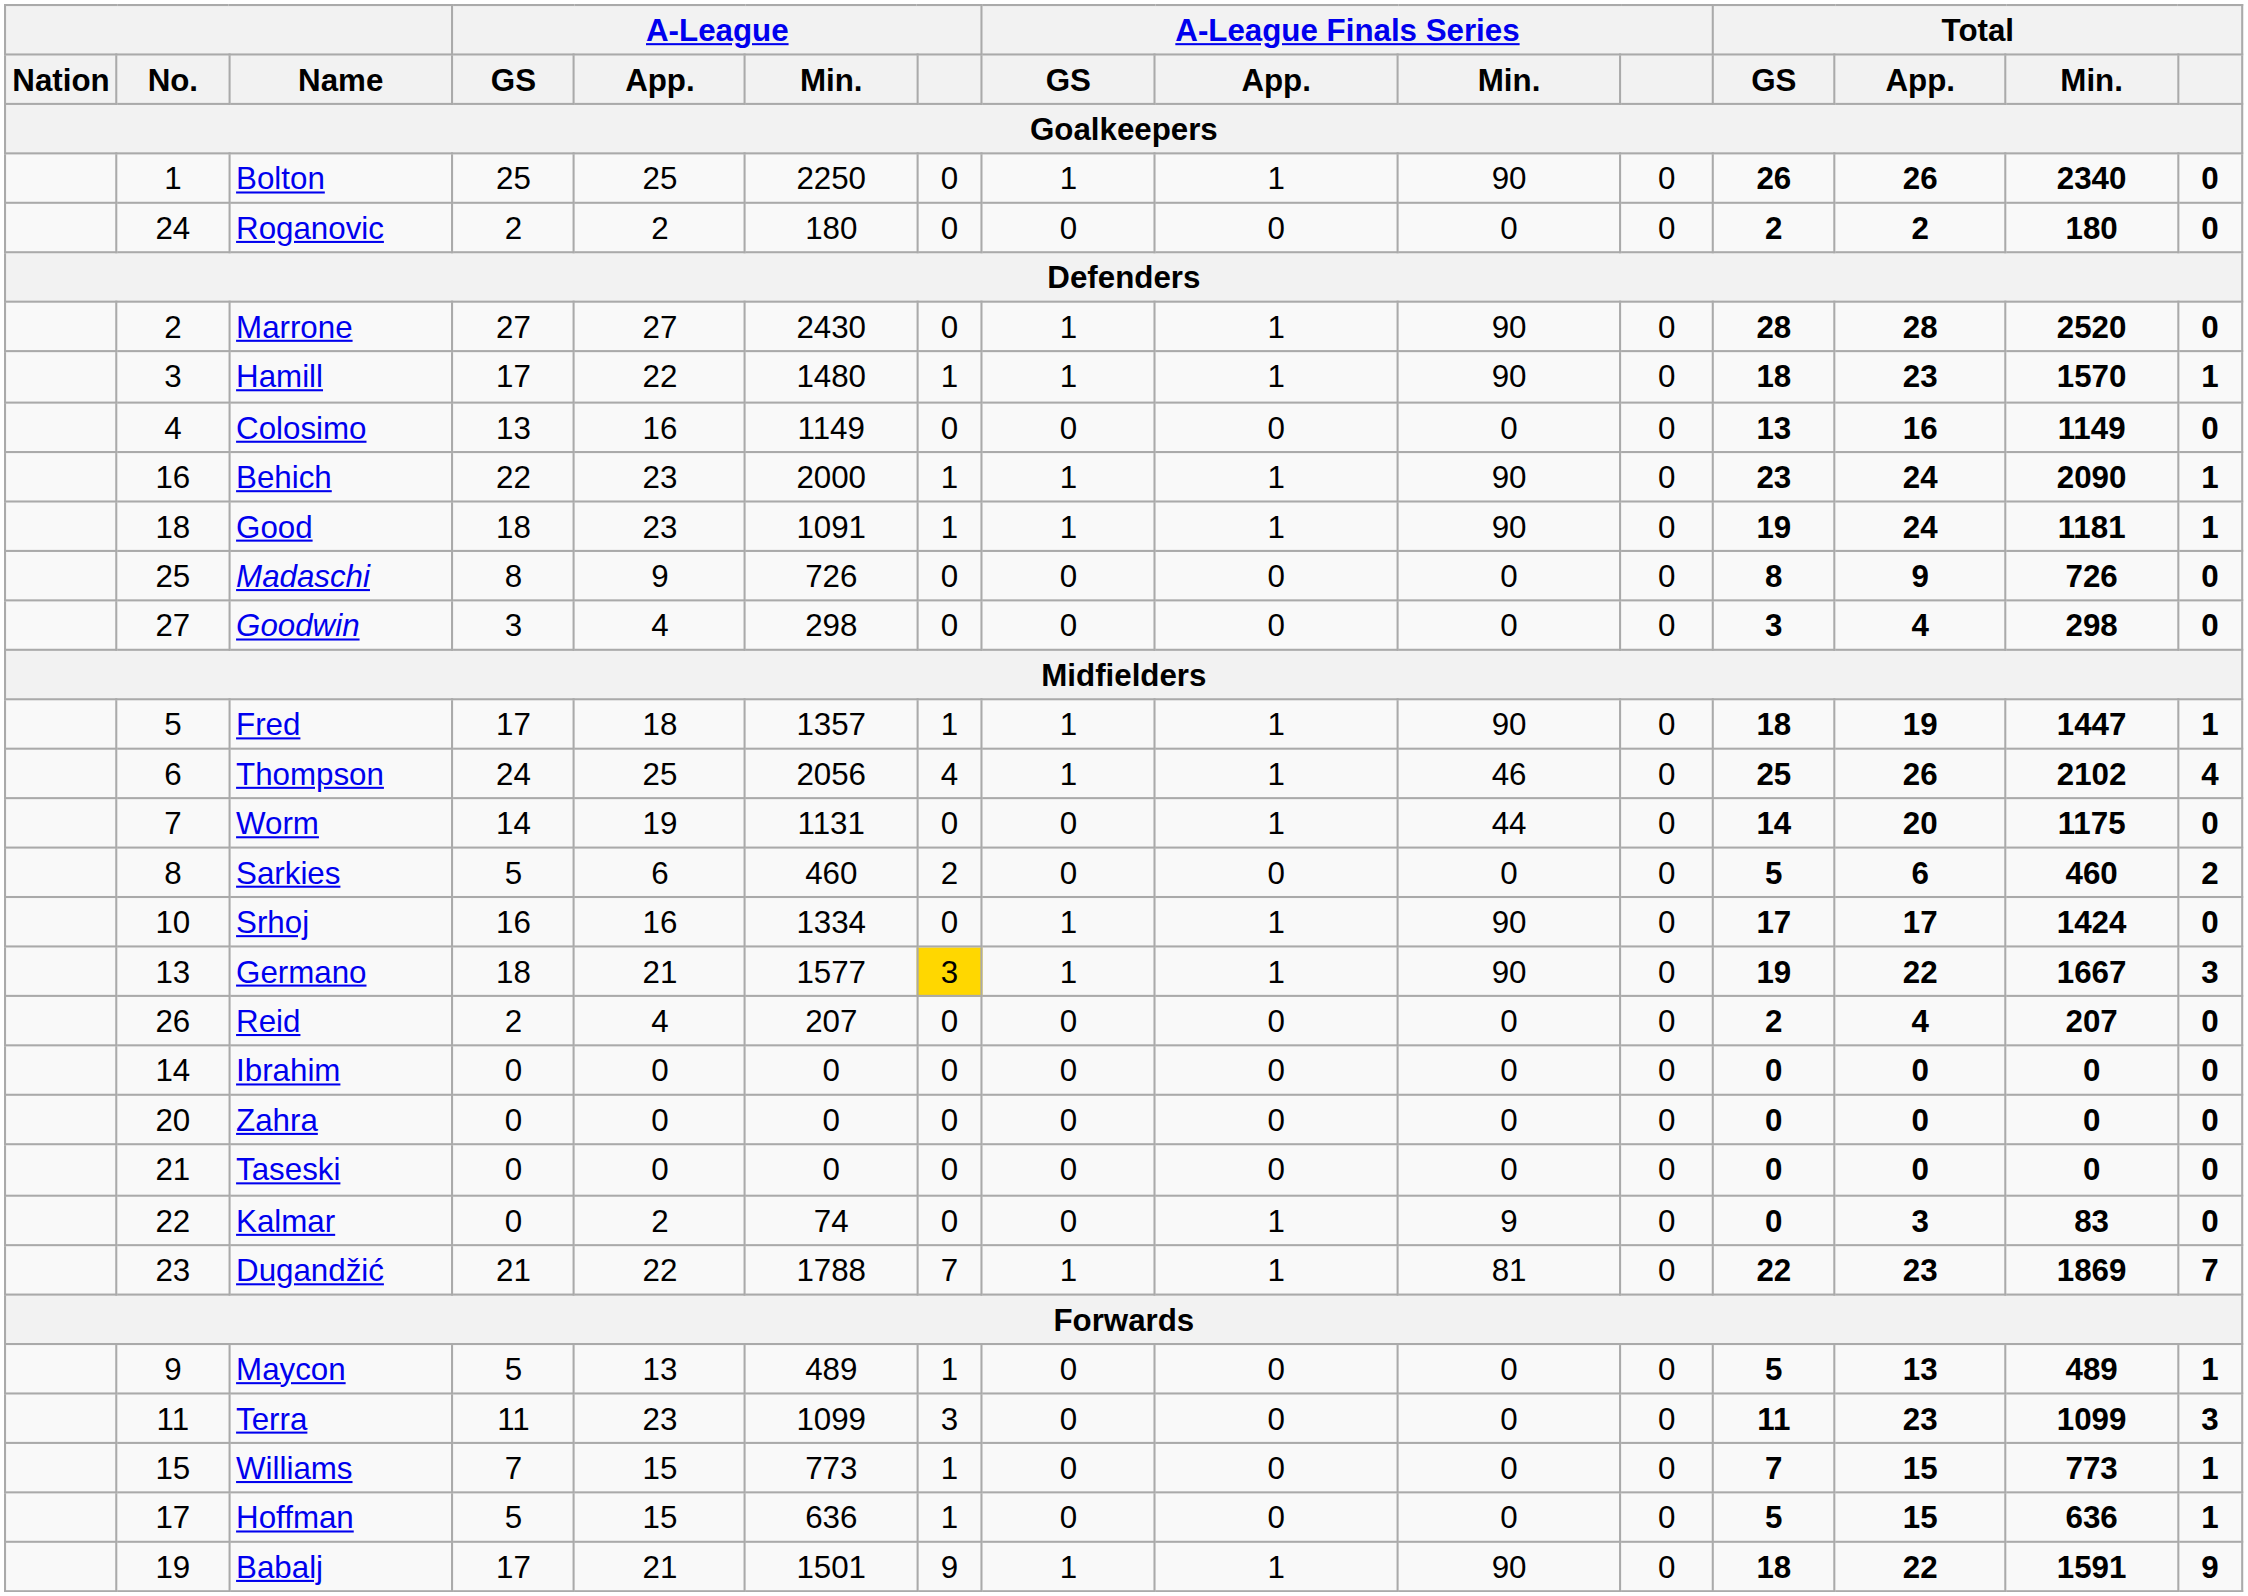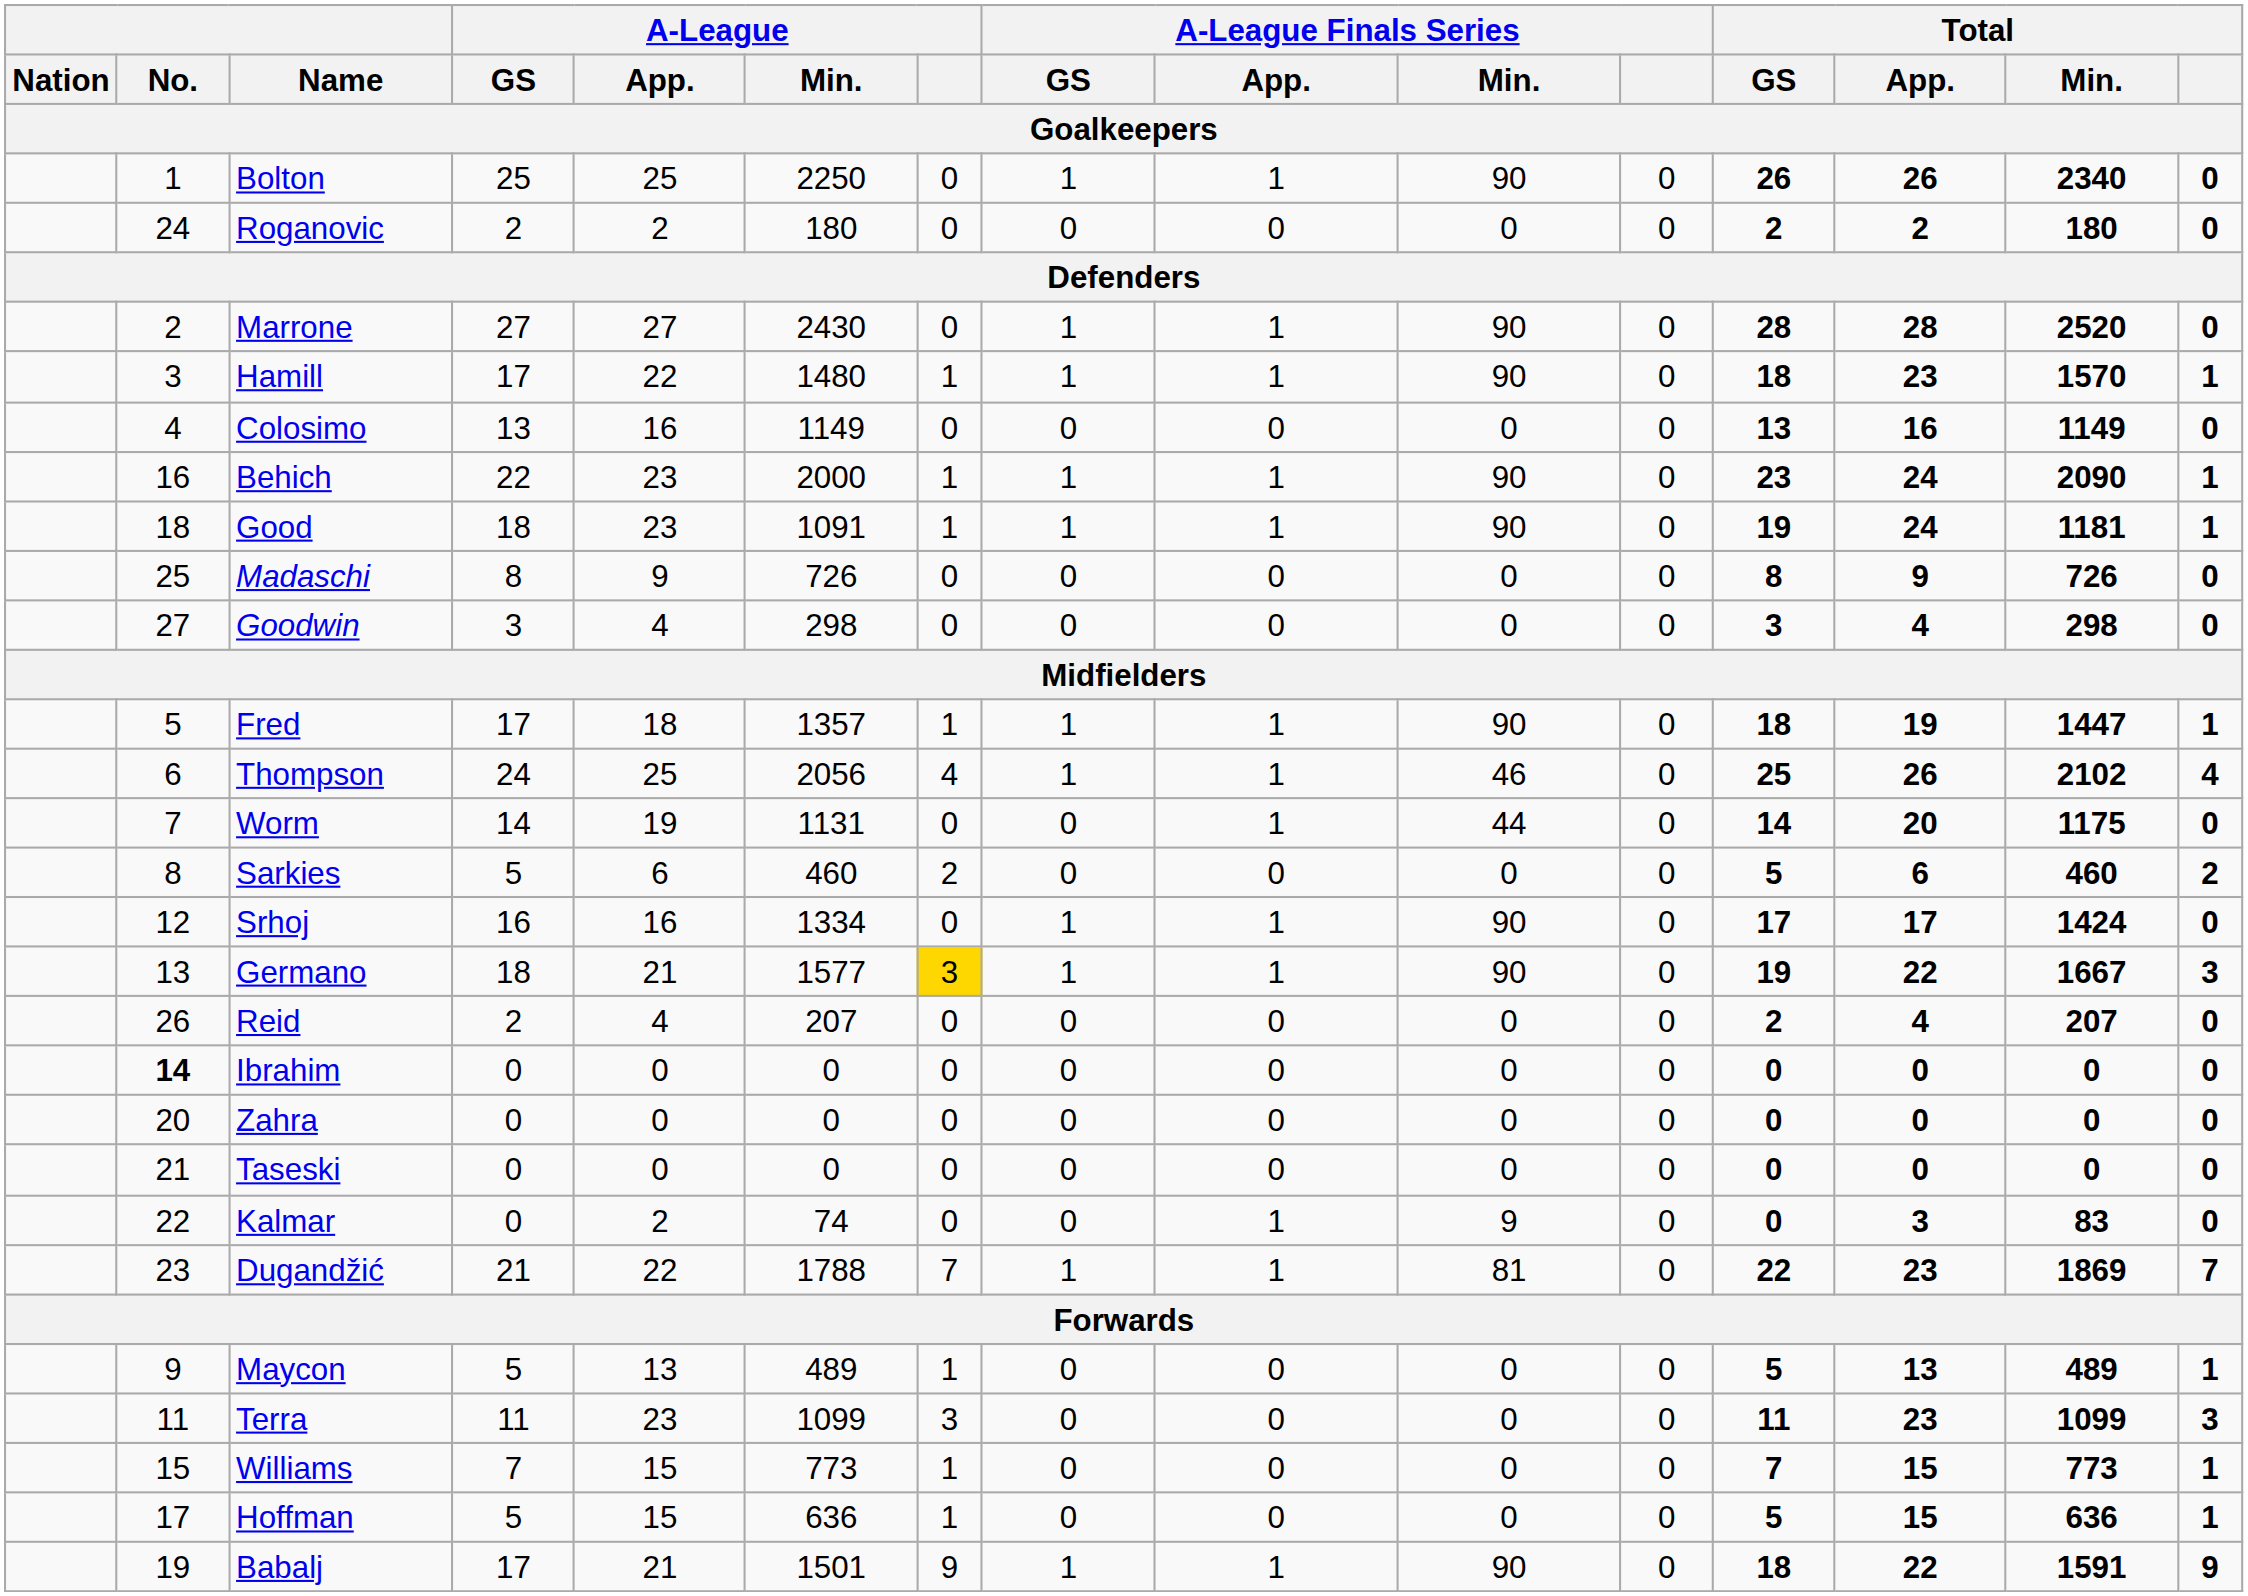(173, 922) 10 -> (173, 922) 12
(173, 1071) normal -> (173, 1071) bold
